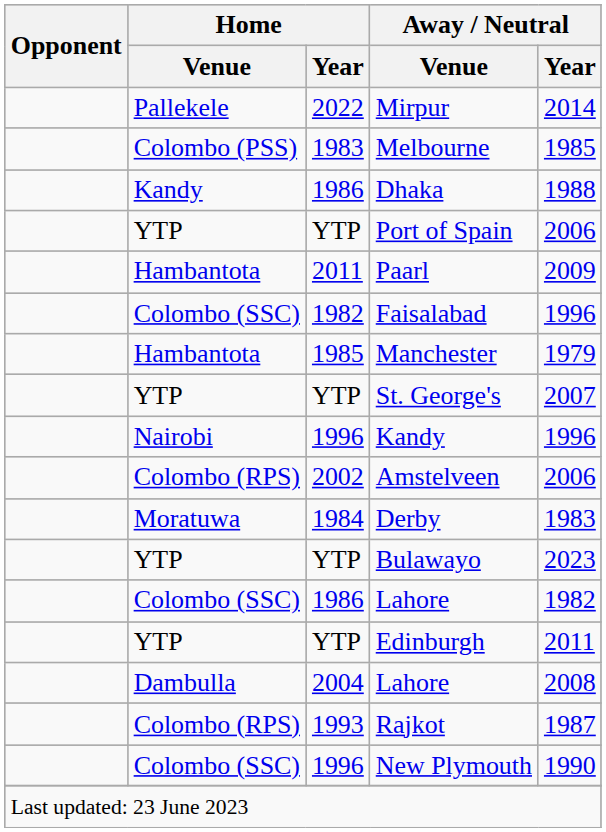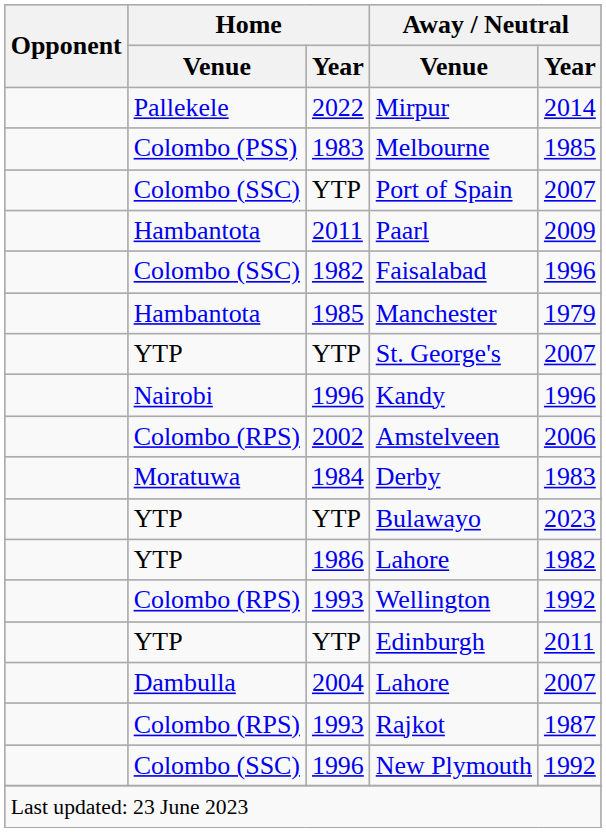- row: (338, 189)
(158, 230) YTP -> (217, 189) Colombo (SSC)
(570, 230) 2006 -> (570, 189) 2007
(217, 600) Colombo (SSC) -> (158, 559) YTP
+ row: (338, 600)
(570, 682) 2008 -> (570, 682) 2007
(570, 764) 1990 -> (570, 764) 1992
